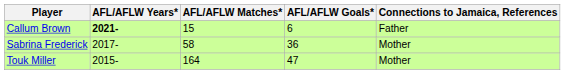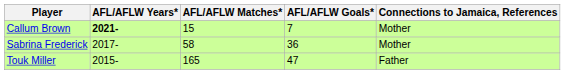(290, 28) 6 -> (290, 28) 7
(394, 28) Father -> (395, 28) Mother
(191, 61) 164 -> (191, 61) 165
(395, 61) Mother -> (394, 61) Father
